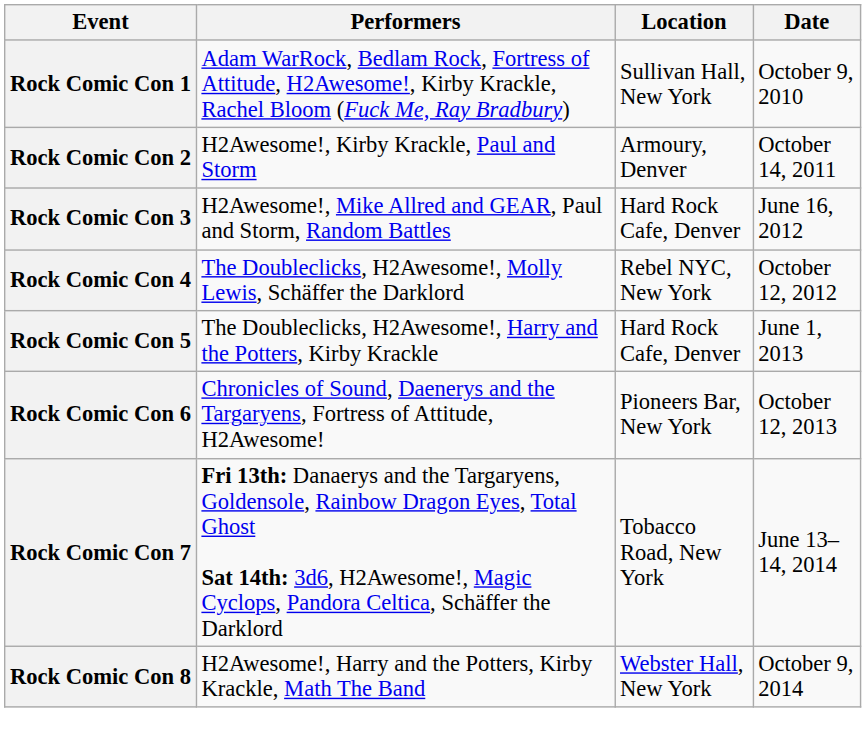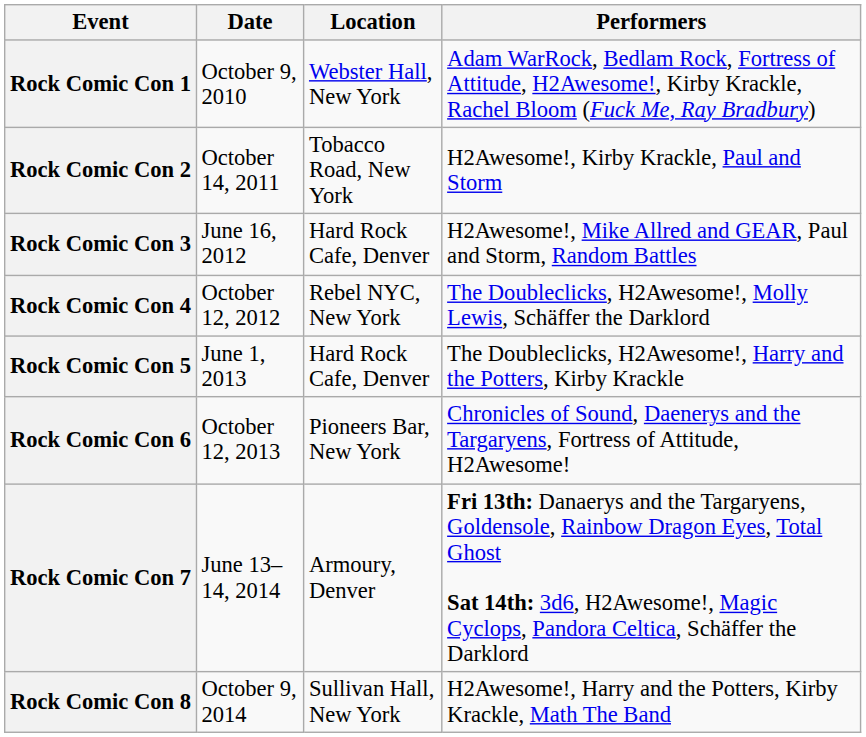columns swapped: (807, 22) <-> (406, 22)
(683, 83) Sullivan Hall, New York -> (371, 83) Webster Hall, New York
(663, 157) Armoury, Denver -> (360, 170) Tobacco Road, New York
(671, 552) Tobacco Road, New York -> (352, 577) Armoury, Denver
(682, 676) Webster Hall, New York -> (372, 702) Sullivan Hall, New York
